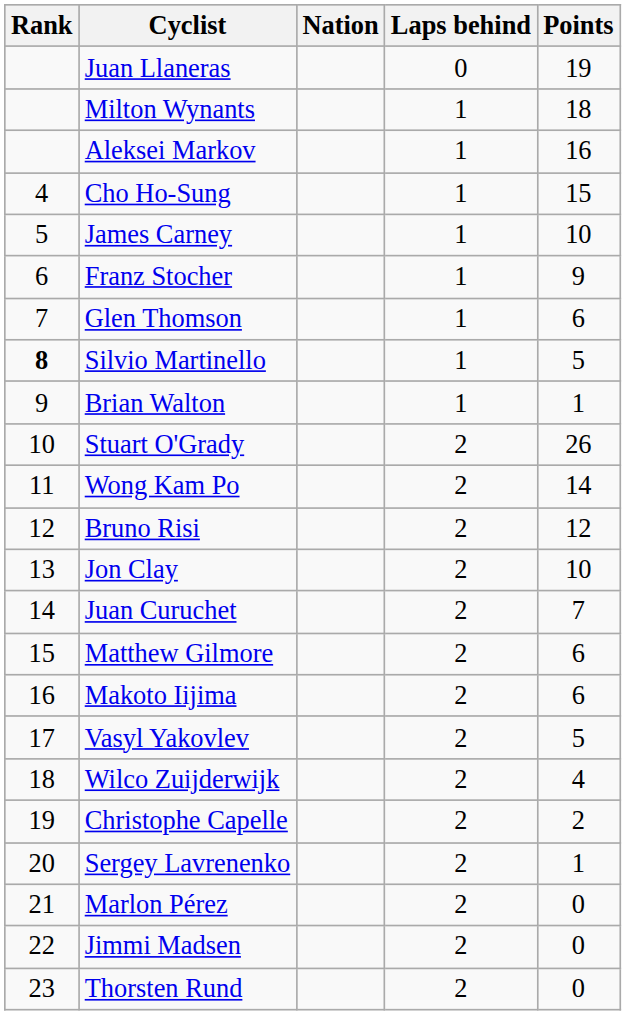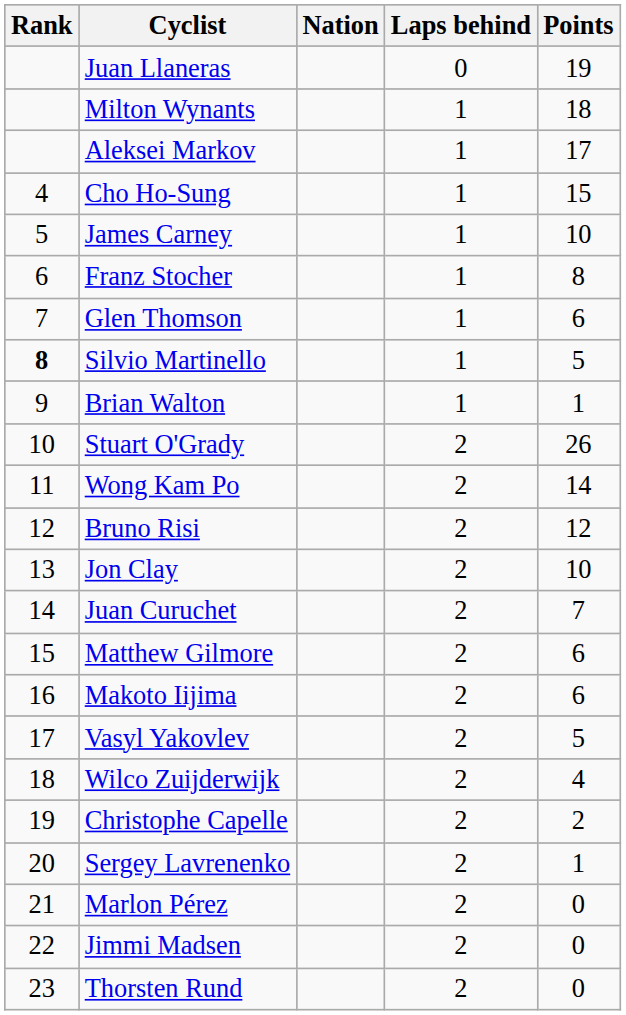(578, 151) 16 -> (578, 151) 17
(578, 276) 9 -> (578, 276) 8
